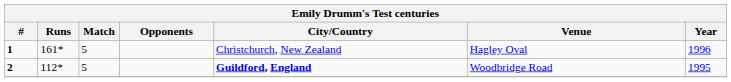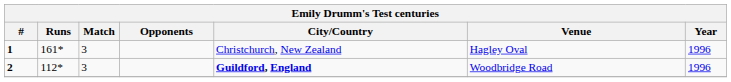(84, 49) 5 -> (84, 49) 3
(84, 67) 5 -> (84, 67) 3
(699, 67) 1995 -> (699, 67) 1996
